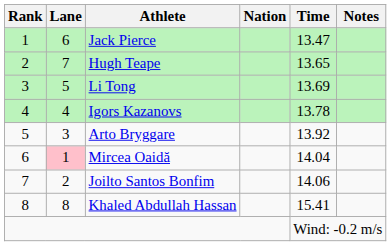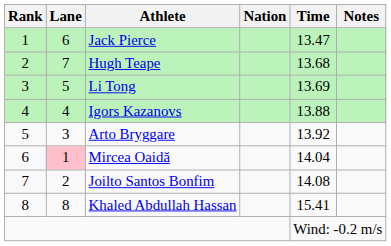(313, 63) 13.65 -> (313, 63) 13.68
(313, 110) 13.78 -> (313, 110) 13.88
(313, 181) 14.06 -> (313, 181) 14.08
